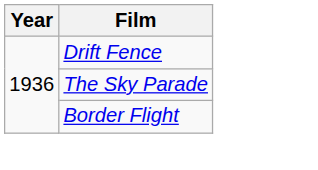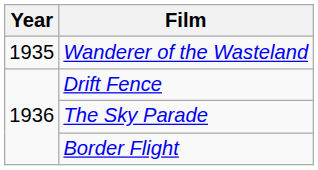+ row: (186, 52)
